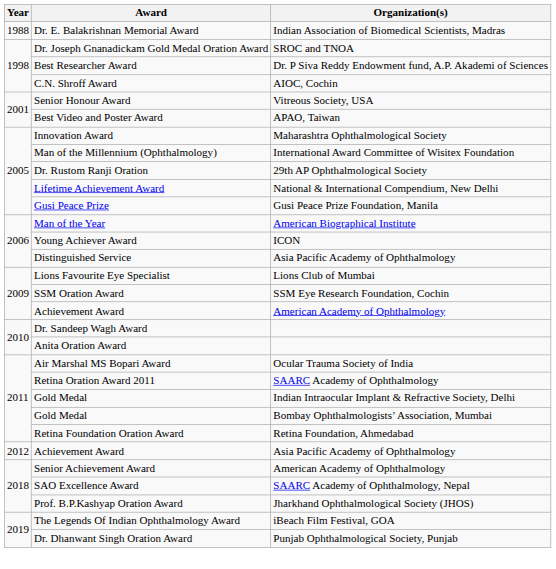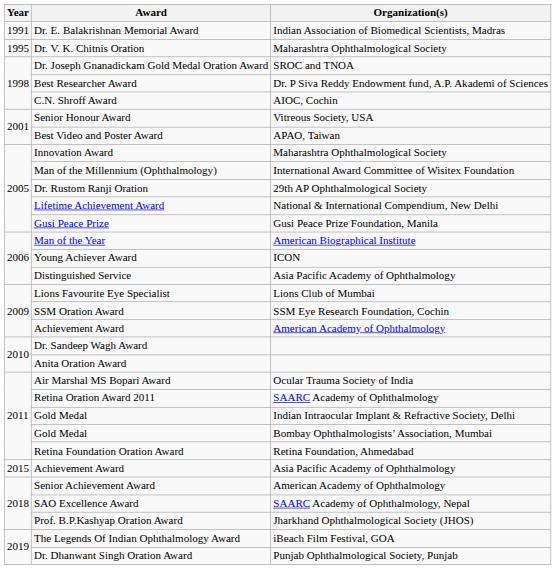(18, 30) 1988 -> (18, 30) 1991
+ row: (89, 48)
(18, 450) 2012 -> (18, 468) 2015
